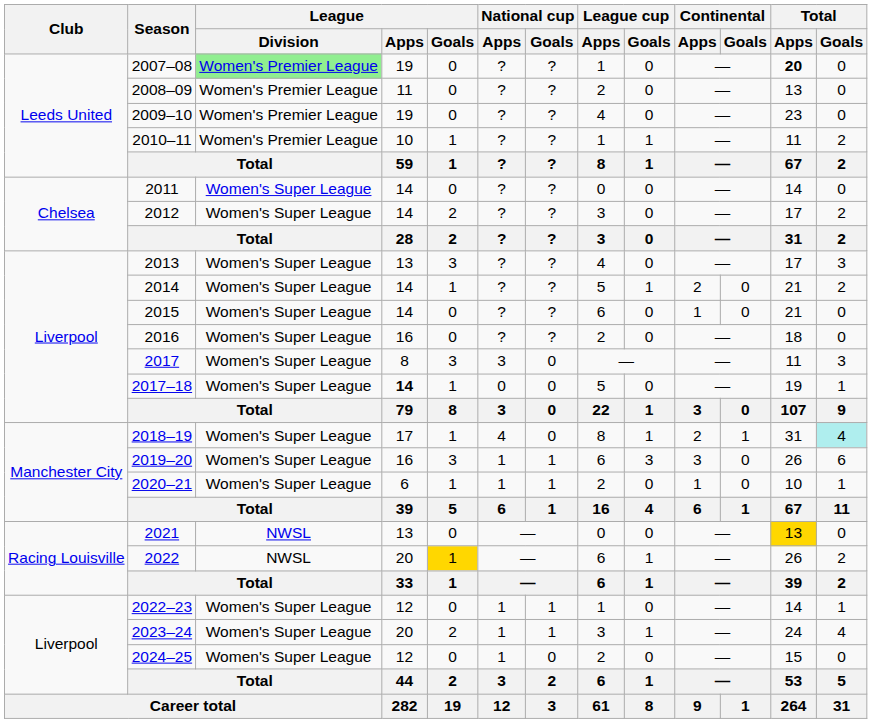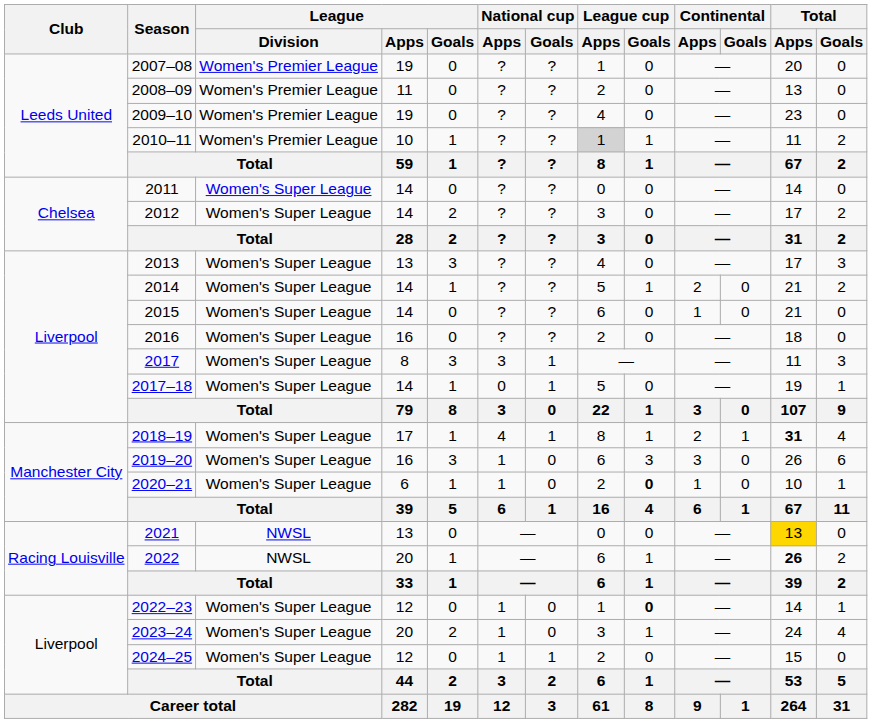(289, 66) lightgreen background -> (289, 66) no background
(793, 66) bold -> (793, 66) normal
(601, 139) no background -> (601, 139) lightgrey background
(552, 361) 0 -> (552, 361) 1
(404, 386) bold -> (404, 386) normal
(552, 386) 0 -> (552, 386) 1
(552, 435) 0 -> (552, 435) 1
(793, 435) normal -> (793, 435) bold
(842, 435) paleturquoise background -> (842, 435) no background
(552, 459) 1 -> (552, 459) 0
(552, 484) 1 -> (552, 484) 0
(649, 484) normal -> (649, 484) bold
(453, 558) gold background -> (453, 558) no background
(793, 558) normal -> (793, 558) bold
(552, 607) 1 -> (552, 607) 0
(649, 607) normal -> (649, 607) bold
(552, 632) 1 -> (552, 632) 0
(552, 656) 0 -> (552, 656) 1
